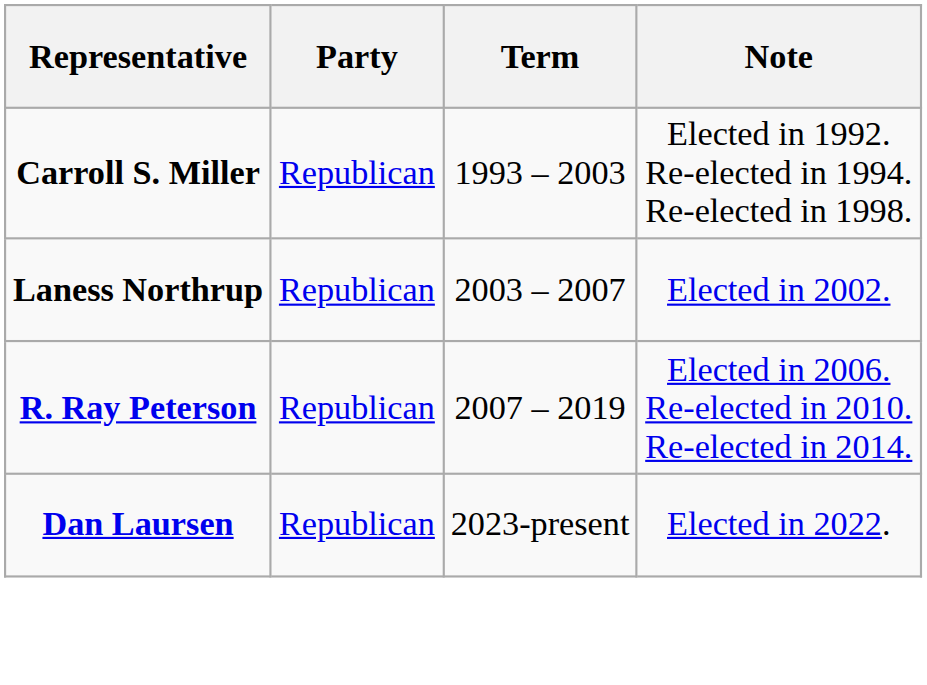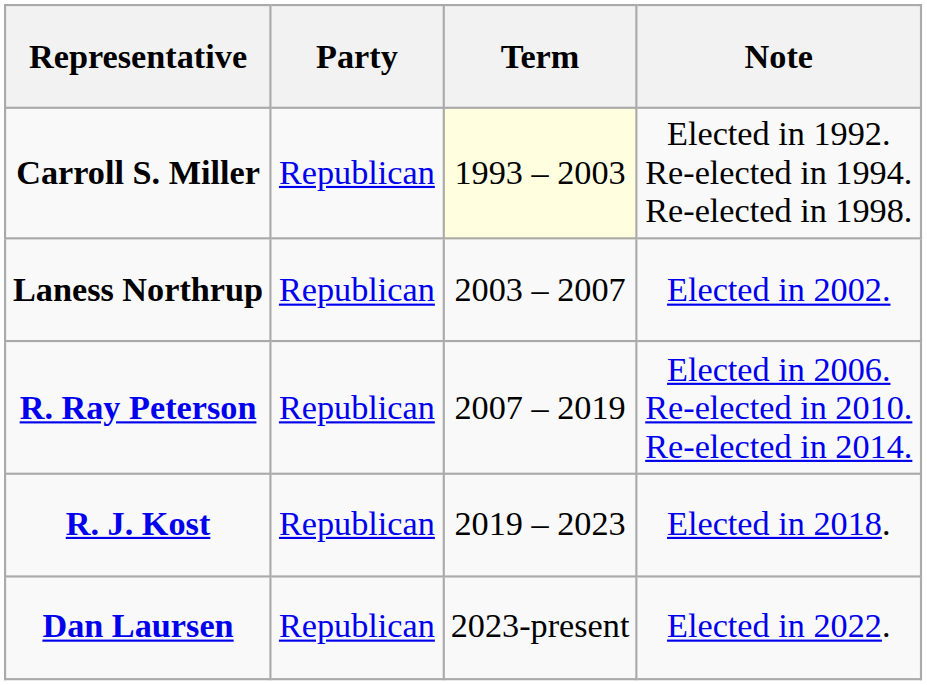(540, 172) no background -> (540, 172) lightyellow background
+ row: (138, 523)
